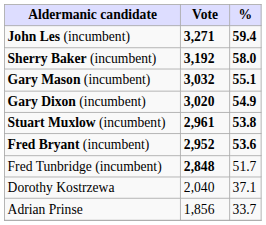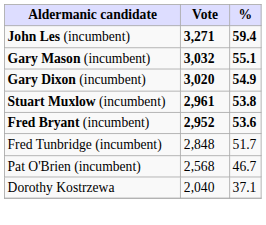- row: (82, 58)
(199, 166) bold -> (199, 144) normal
+ row: (74, 166)
- row: (45, 209)
